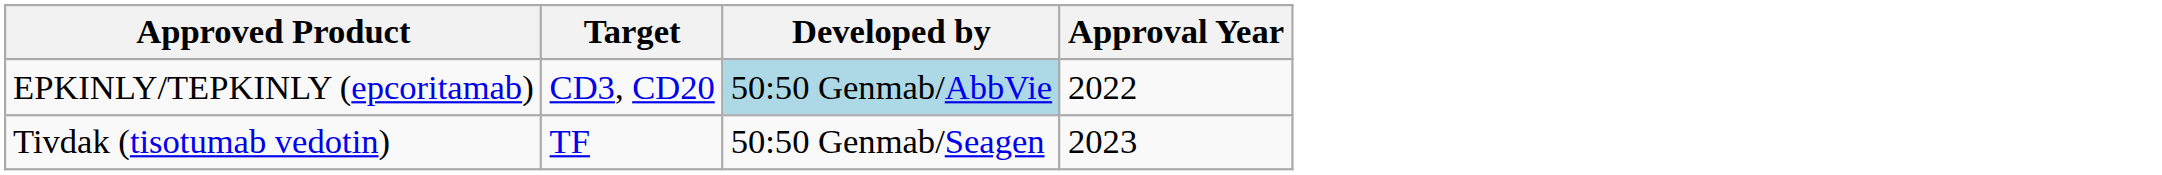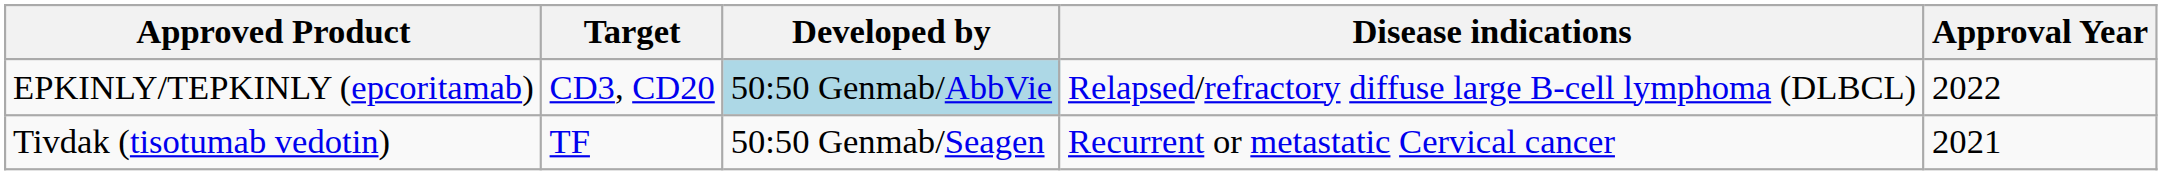+ column: (1492, 31)
(1103, 141) 2023 -> (1967, 141) 2021
